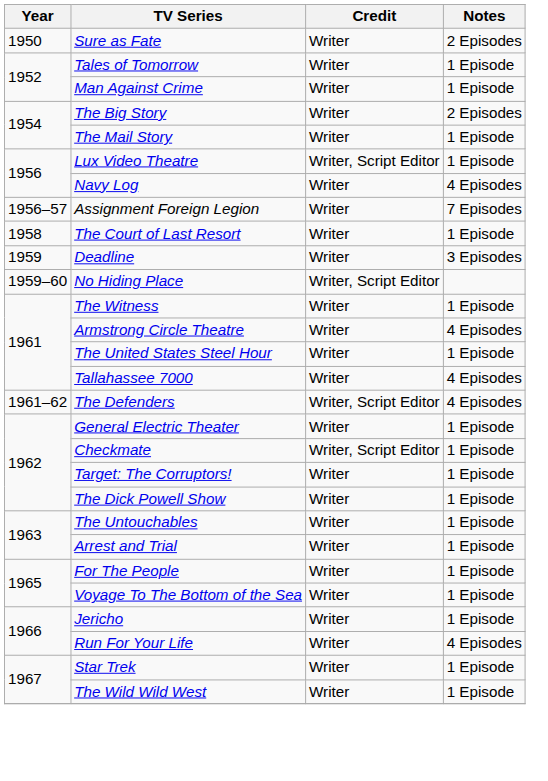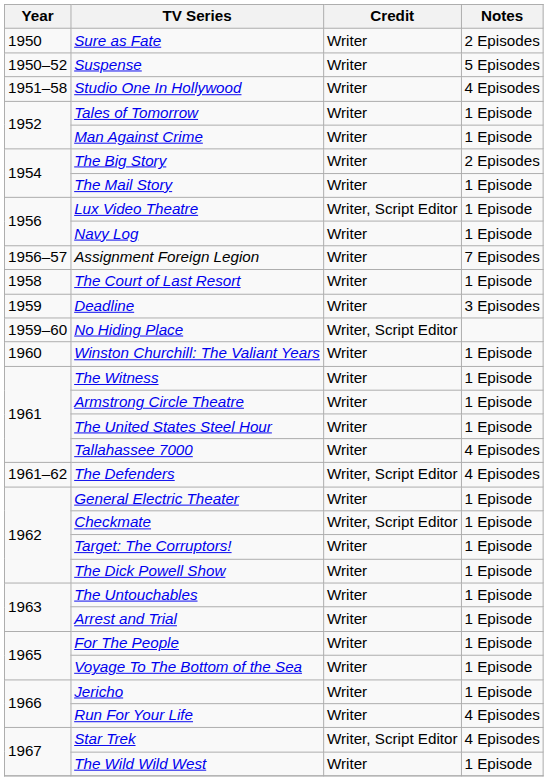+ row: (108, 64)
+ row: (158, 88)
(484, 185) 4 Episodes -> (498, 233) 1 Episode
+ row: (197, 354)
(484, 329) 4 Episodes -> (498, 402) 1 Episode
(329, 667) Writer -> (392, 739) Writer, Script Editor
(480, 667) 1 Episode -> (502, 739) 4 Episodes
